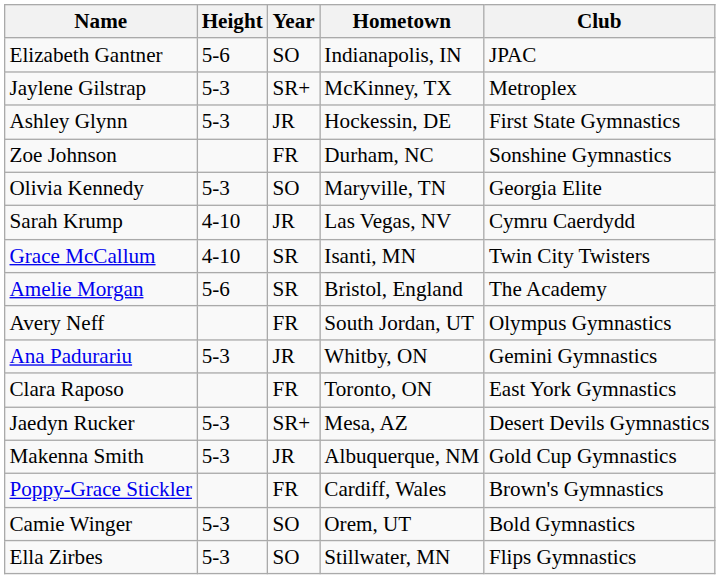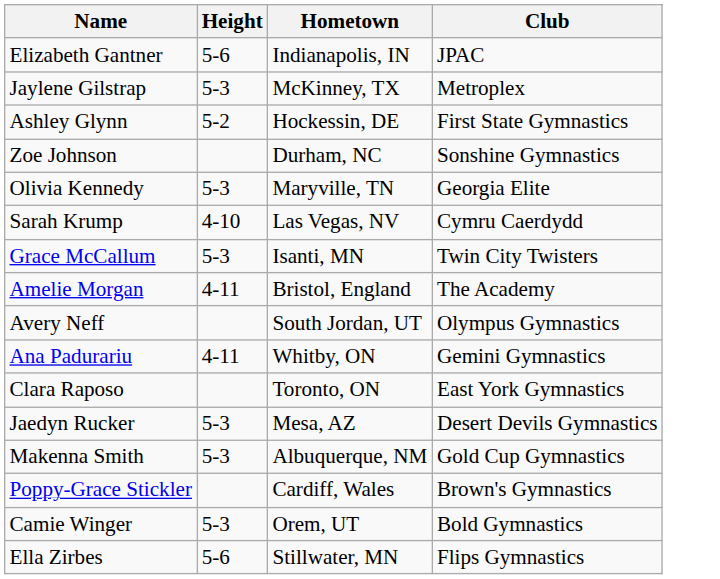- column: (294, 21)
(216, 121) 5-3 -> (216, 121) 5-2
(221, 255) 4-10 -> (216, 255) 5-3
(216, 289) 5-6 -> (221, 289) 4-11
(216, 356) 5-3 -> (221, 356) 4-11
(216, 557) 5-3 -> (216, 557) 5-6
